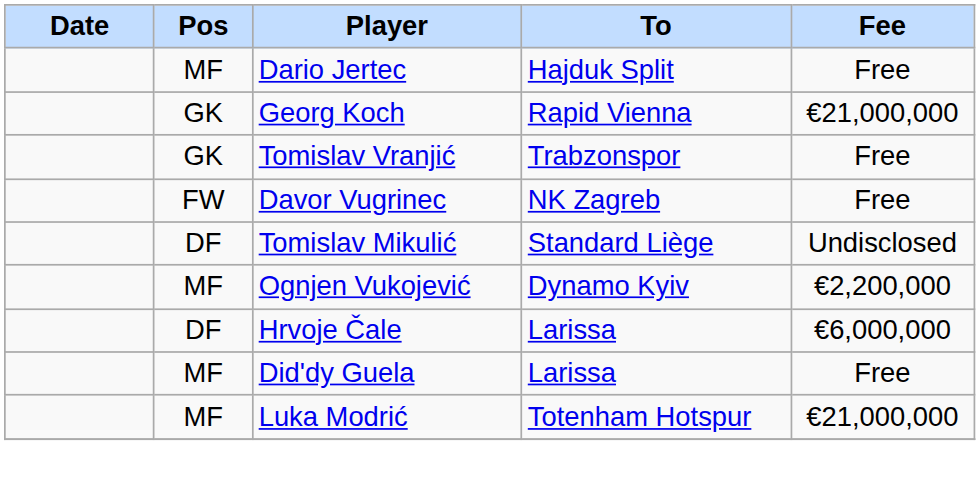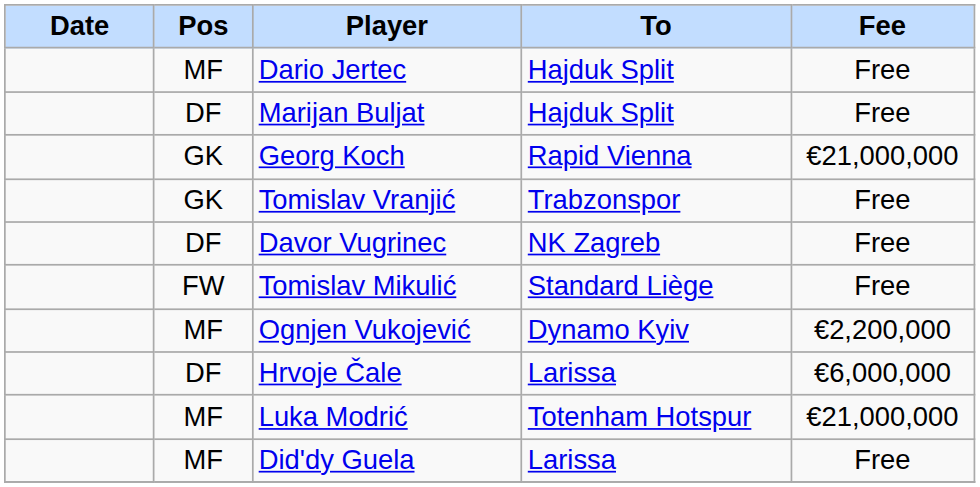+ row: (342, 112)
(203, 199) FW -> (203, 243) DF
(203, 243) DF -> (203, 286) FW
(882, 243) Undisclosed -> (882, 286) Free
rows swapped: (333, 416) <-> (337, 373)
